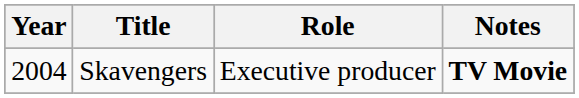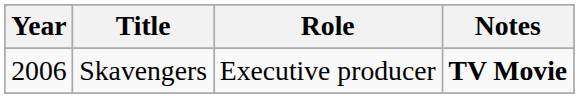(39, 70) 2004 -> (39, 70) 2006
